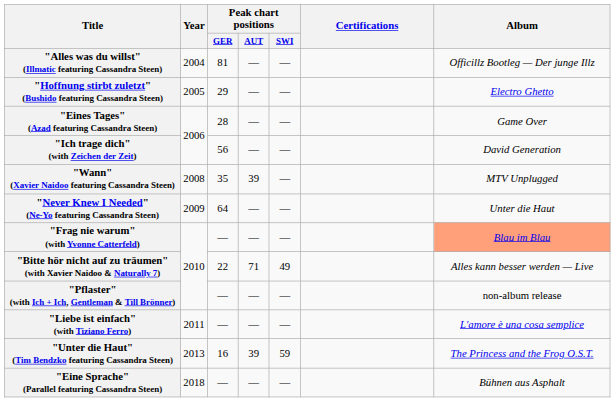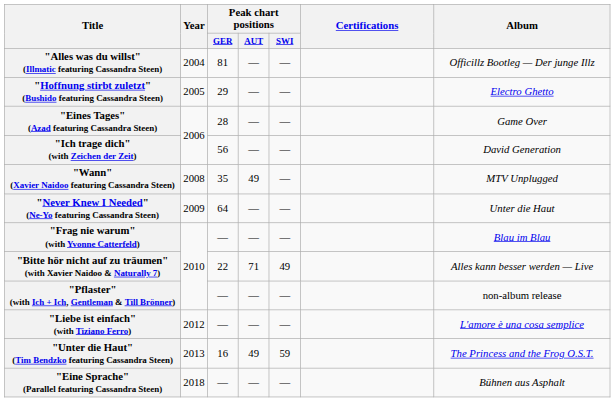(254, 179) 39 -> (254, 179) 49
(522, 237) lightsalmon background -> (522, 237) no background
(194, 324) 2011 -> (194, 324) 2012
(254, 353) 39 -> (254, 353) 49
